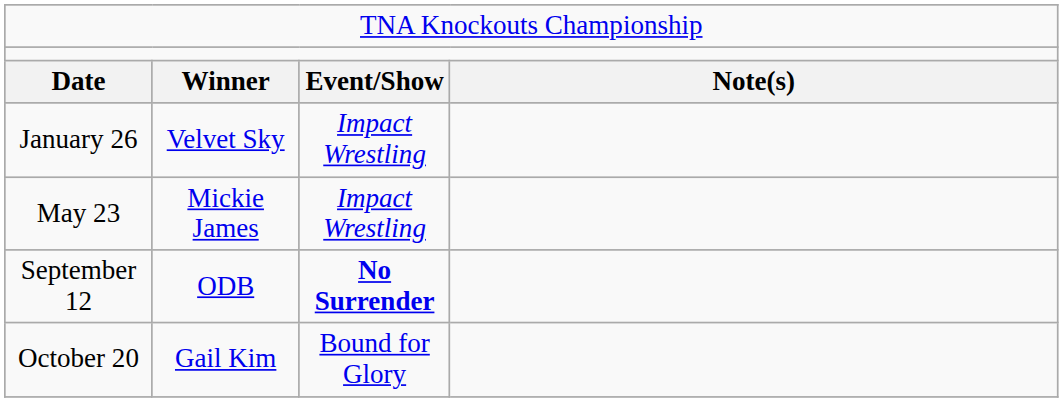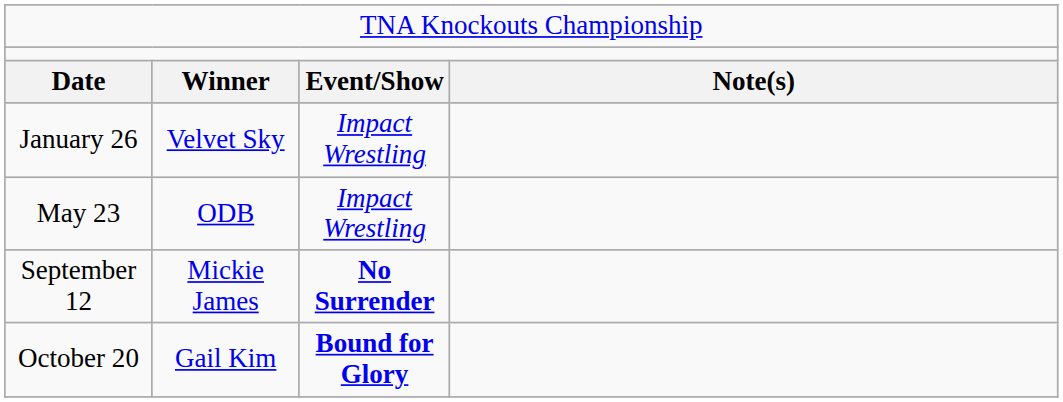(226, 212) Mickie James -> (226, 212) ODB
(226, 285) ODB -> (226, 285) Mickie James
(375, 359) normal -> (375, 359) bold
